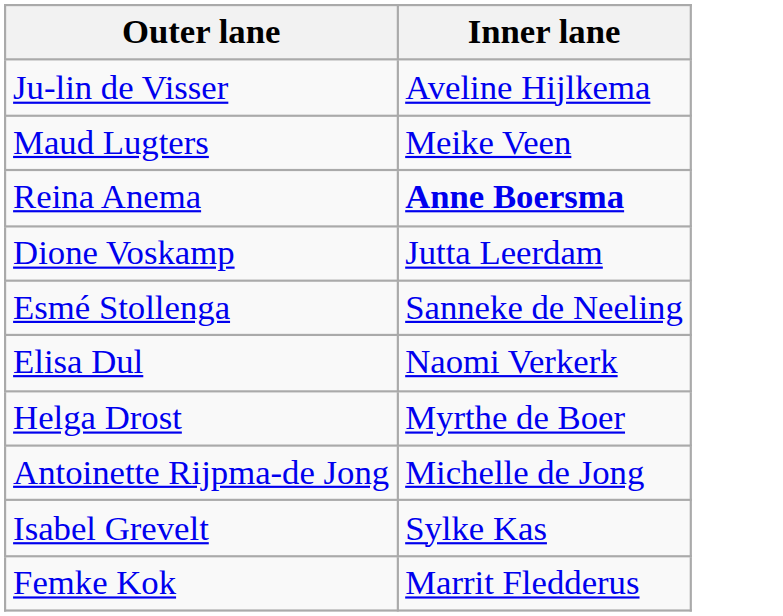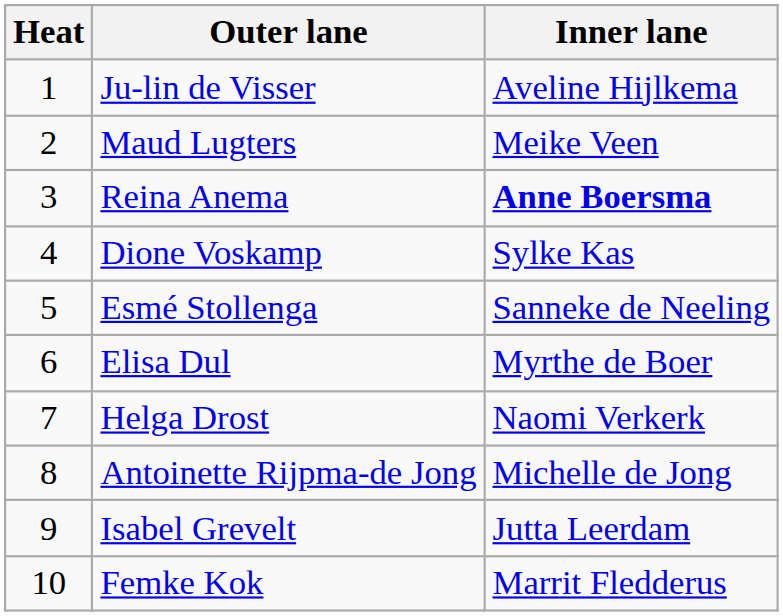+ column: (49, 32)
(504, 252) Jutta Leerdam -> (563, 252) Sylke Kas
(511, 362) Naomi Verkerk -> (602, 362) Myrthe de Boer
(515, 417) Myrthe de Boer -> (599, 417) Naomi Verkerk
(476, 527) Sylke Kas -> (591, 527) Jutta Leerdam
